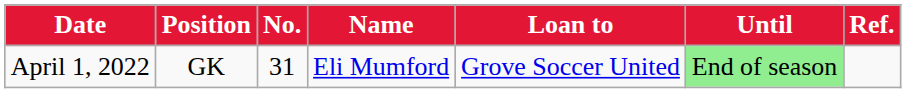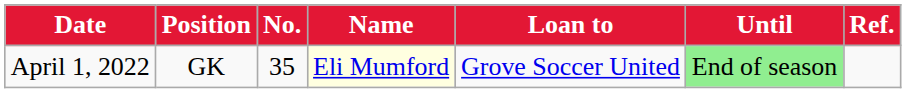(282, 66) 31 -> (282, 66) 35
(381, 66) no background -> (381, 66) lightyellow background
